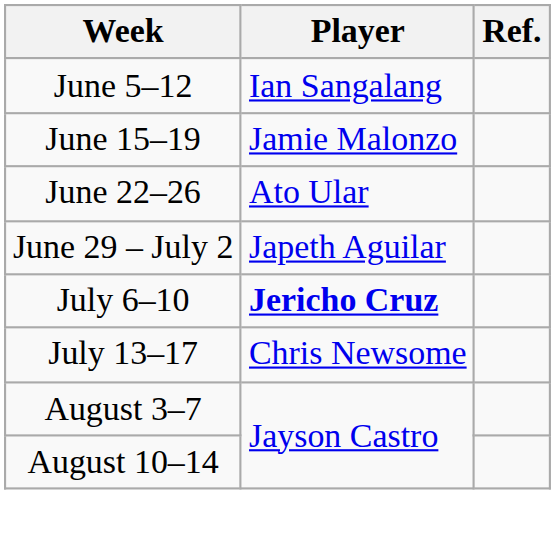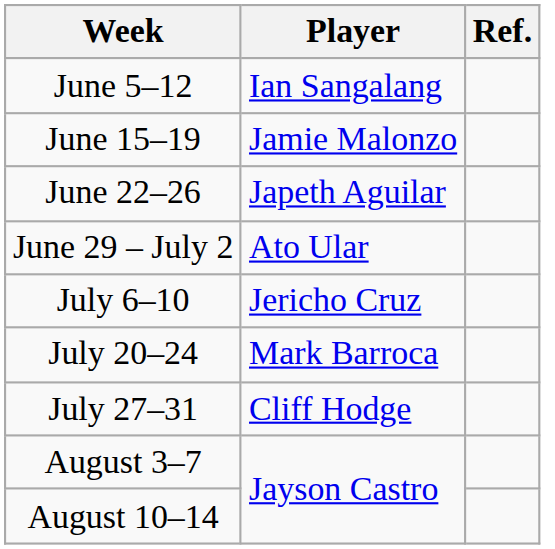(309, 192) Ato Ular -> (347, 192) Japeth Aguilar
(347, 246) Japeth Aguilar -> (309, 246) Ato Ular
(344, 300) bold -> (335, 300) normal
- row: (123, 354)
+ row: (123, 354)
+ row: (123, 407)
